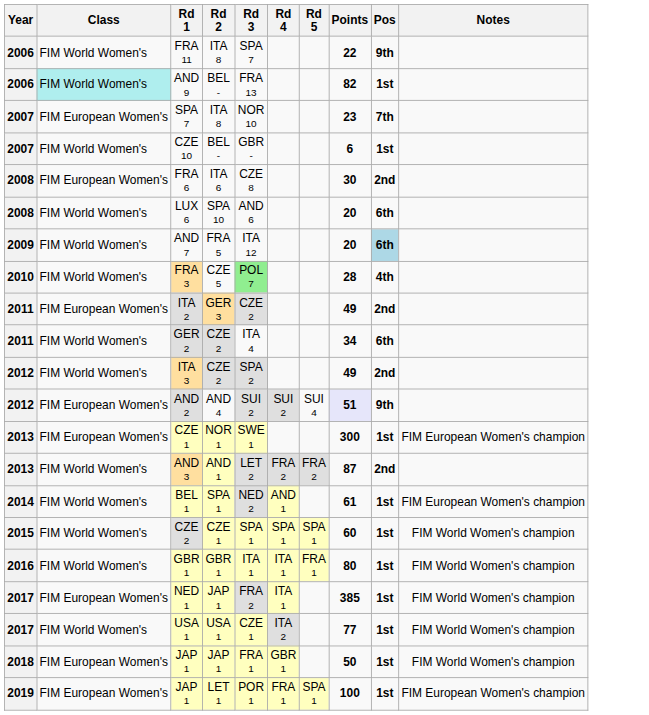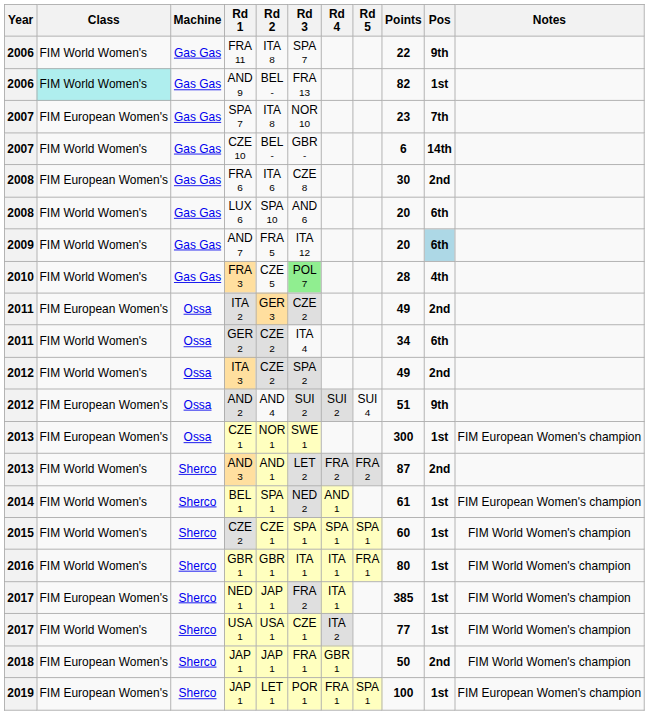+ column: (198, 20)
(385, 148) 1st -> (440, 148) 14th
(350, 405) lavender background -> (403, 405) no background
(385, 661) 1st -> (440, 661) 2nd
